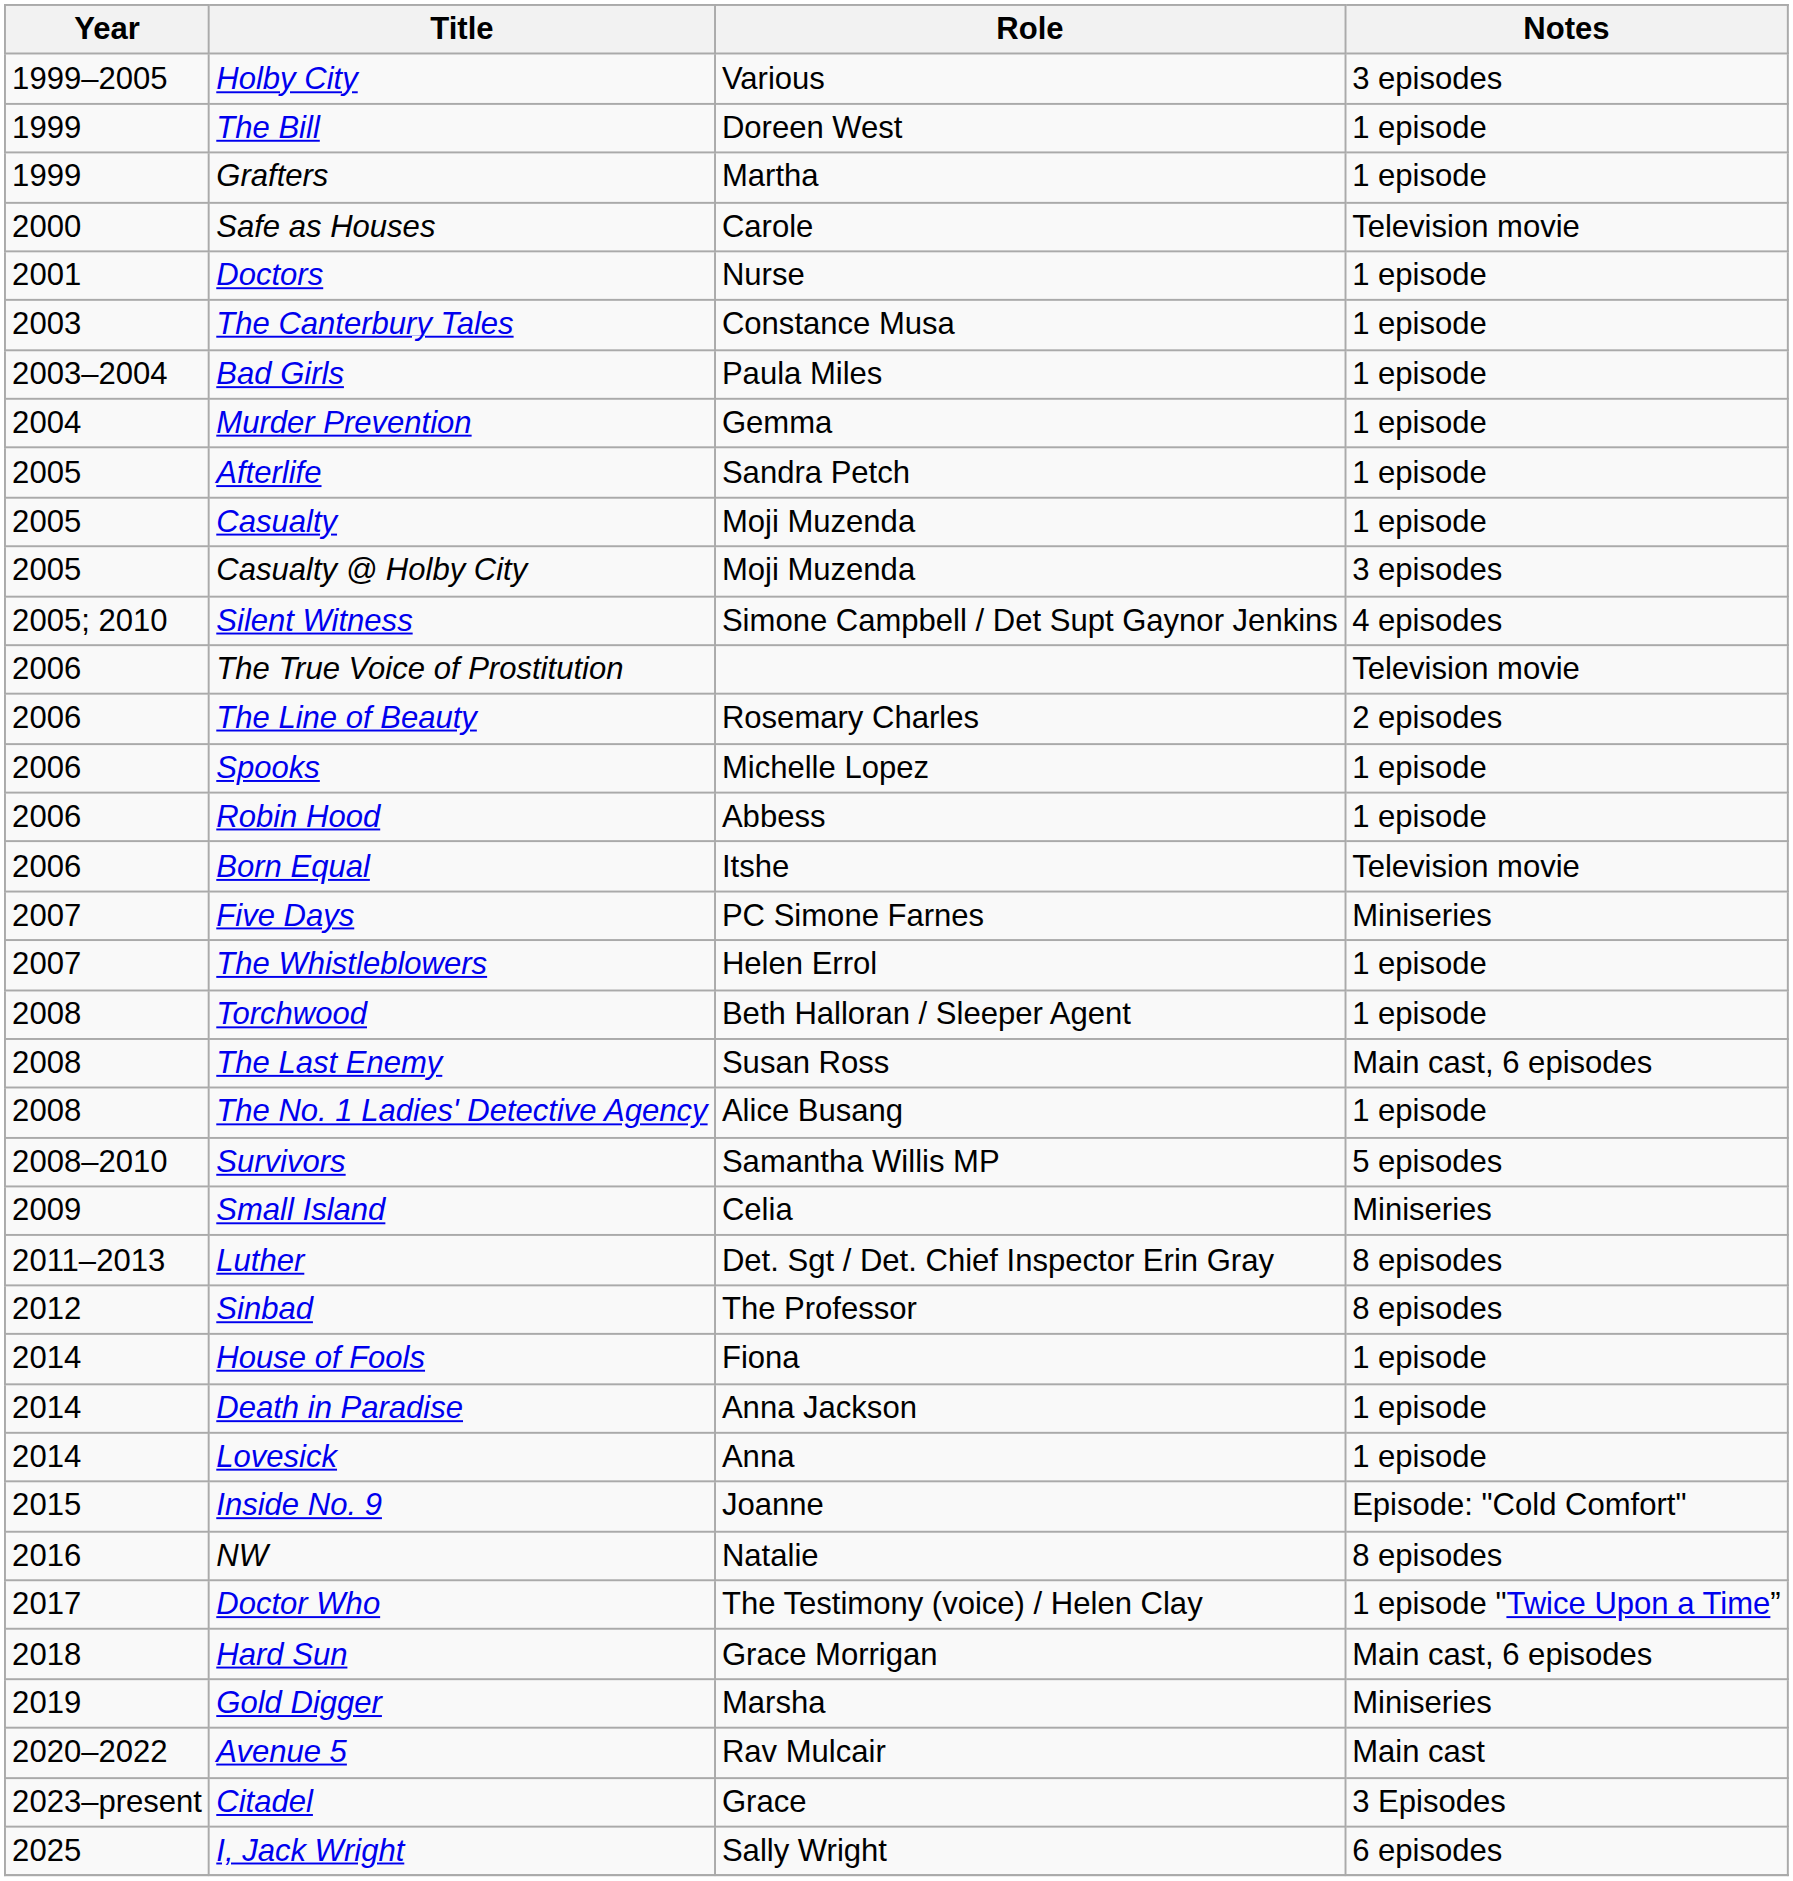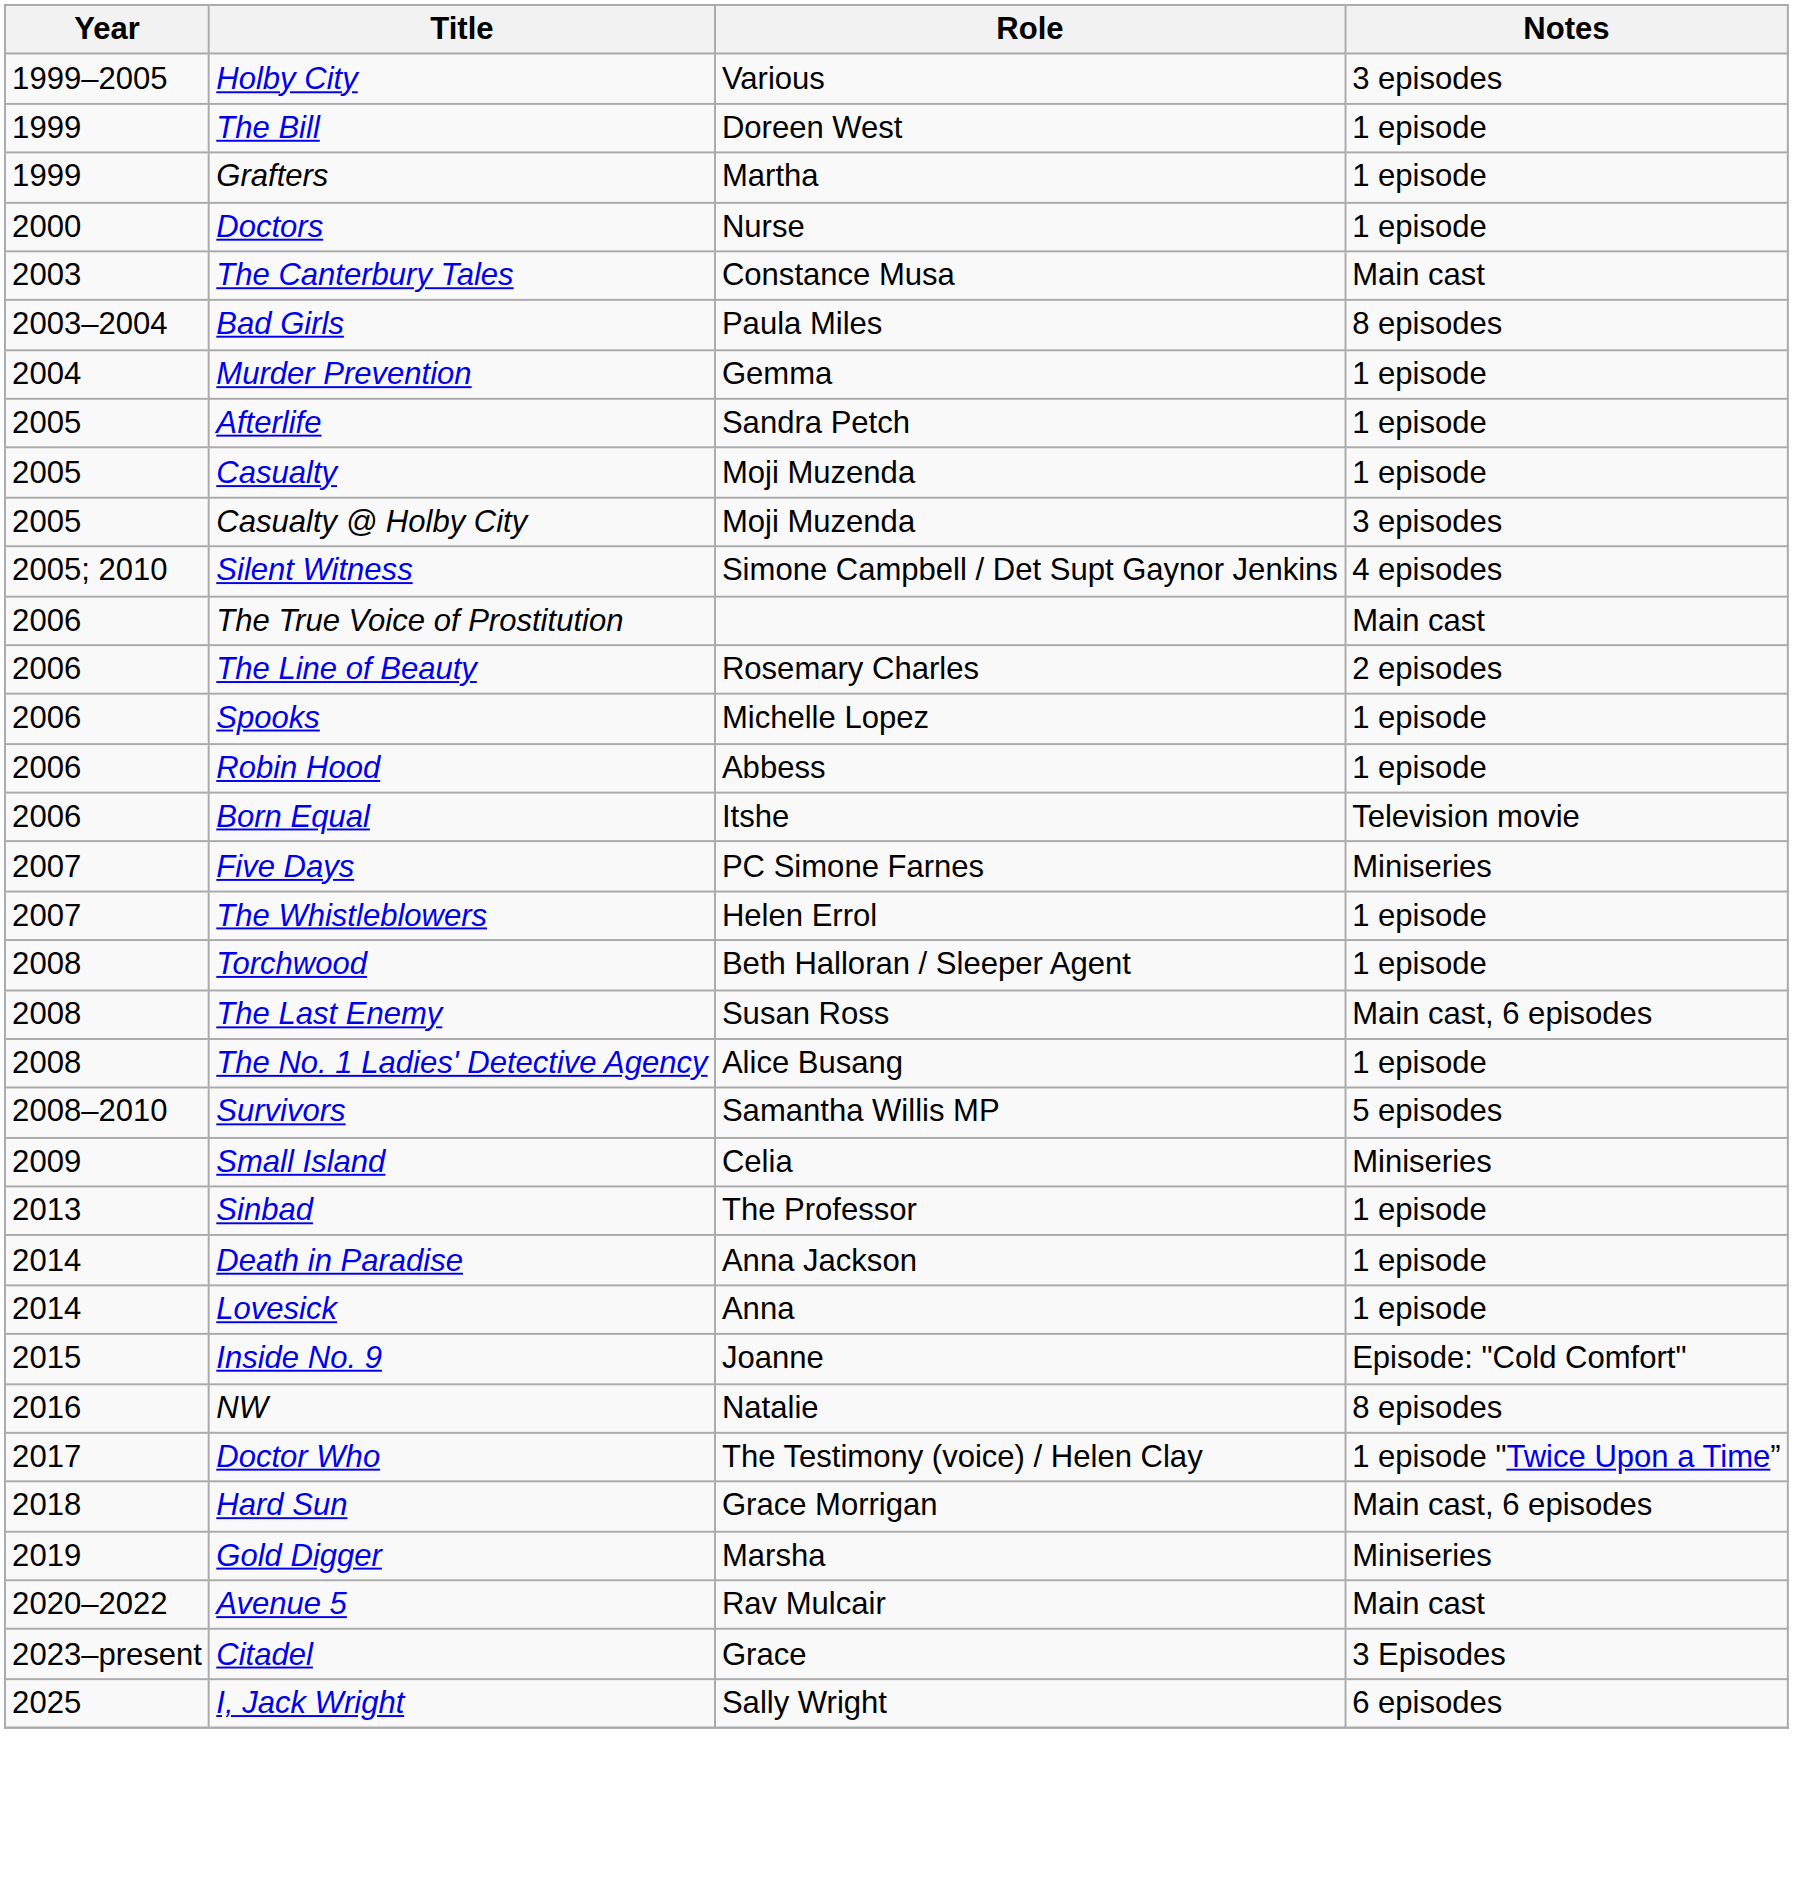- row: (326, 226)
(47, 275) 2001 -> (47, 226) 2000
(1419, 324) 1 episode -> (1419, 275) Main cast
(1419, 373) 1 episode -> (1427, 324) 8 episodes
(1466, 669) Television movie -> (1419, 619) Main cast
- row: (260, 1259)
(47, 1309) 2012 -> (47, 1210) 2013
(1427, 1309) 8 episodes -> (1419, 1210) 1 episode
- row: (321, 1358)
